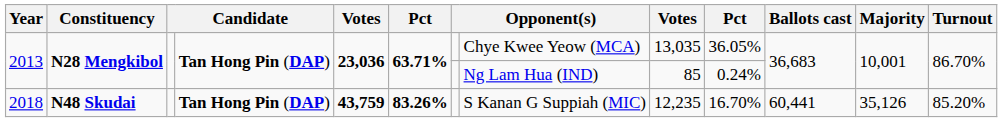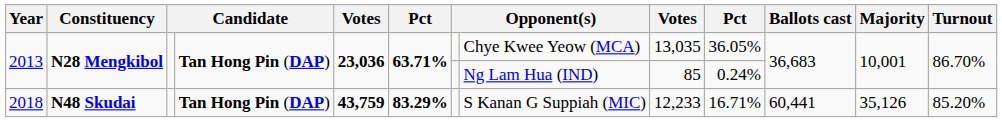(420, 102) 83.26% -> (420, 102) 83.29%
(677, 102) 12,235 -> (677, 102) 12,233
(735, 102) 16.70% -> (735, 102) 16.71%
